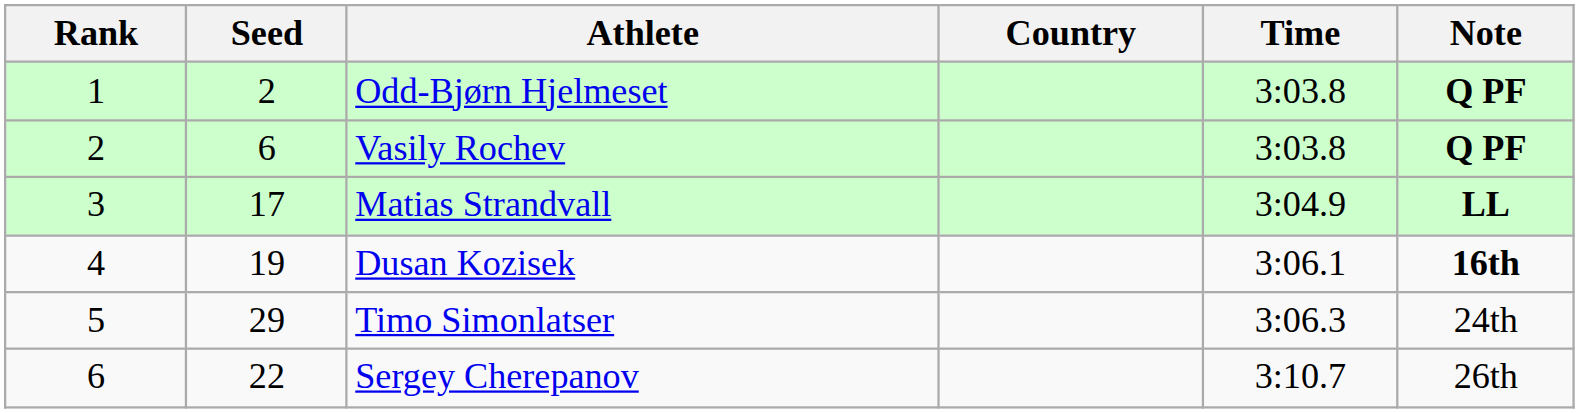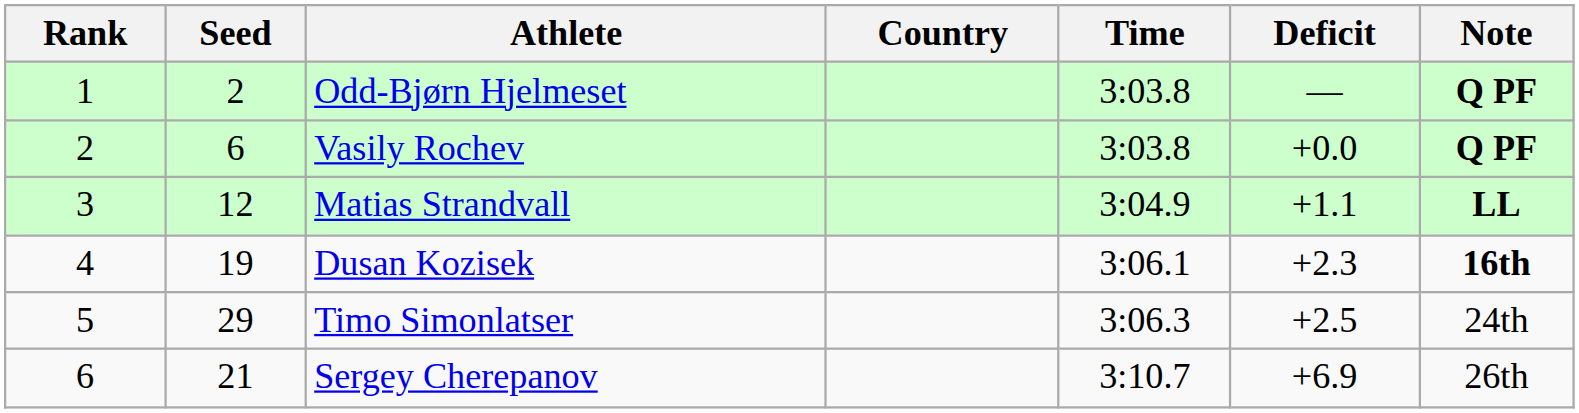+ column: (1325, 33)
(267, 205) 17 -> (235, 205) 12
(267, 377) 22 -> (235, 377) 21
